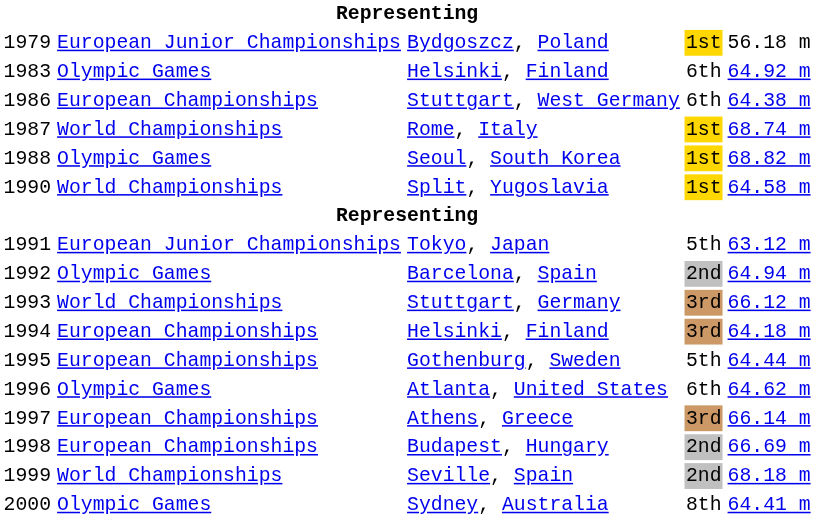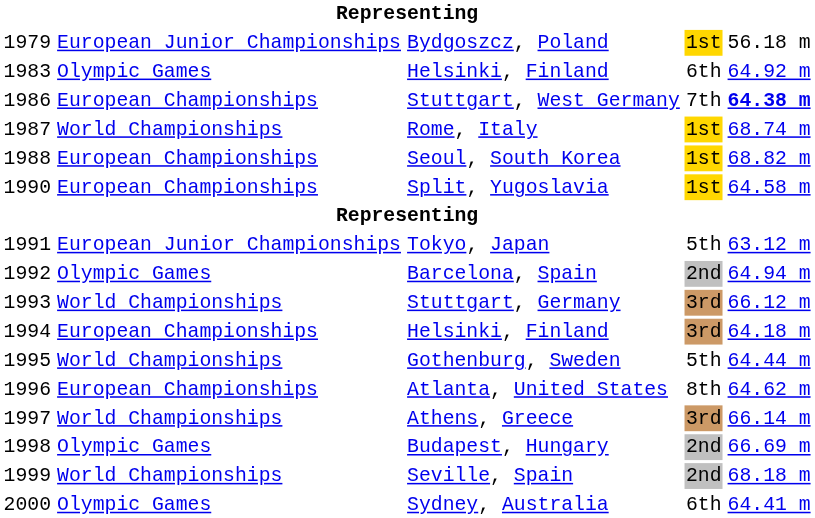(704, 101) 6th -> (704, 101) 7th
(769, 101) normal -> (769, 101) bold
(134, 158) Olympic Games -> (188, 158) European Championships
(170, 187) World Championships -> (188, 187) European Championships
(188, 361) European Championships -> (170, 361) World Championships
(134, 389) Olympic Games -> (188, 389) European Championships
(704, 389) 6th -> (704, 389) 8th
(188, 418) European Championships -> (170, 418) World Championships
(188, 447) European Championships -> (134, 447) Olympic Games
(704, 505) 8th -> (704, 505) 6th
